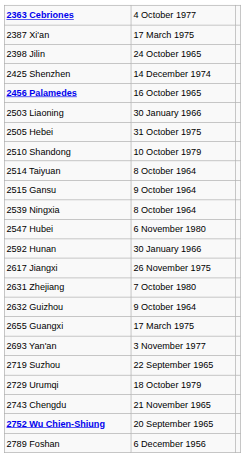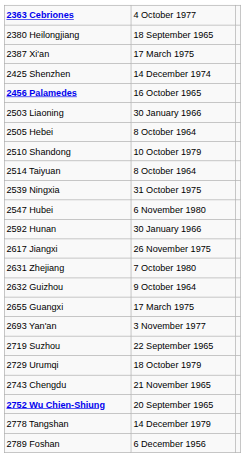+ row: (43, 35)
- row: (26, 54)
(167, 132) 31 October 1975 -> (165, 132) 8 October 1964
- row: (31, 190)
(165, 210) 8 October 1964 -> (167, 190) 31 October 1975
+ row: (38, 424)
